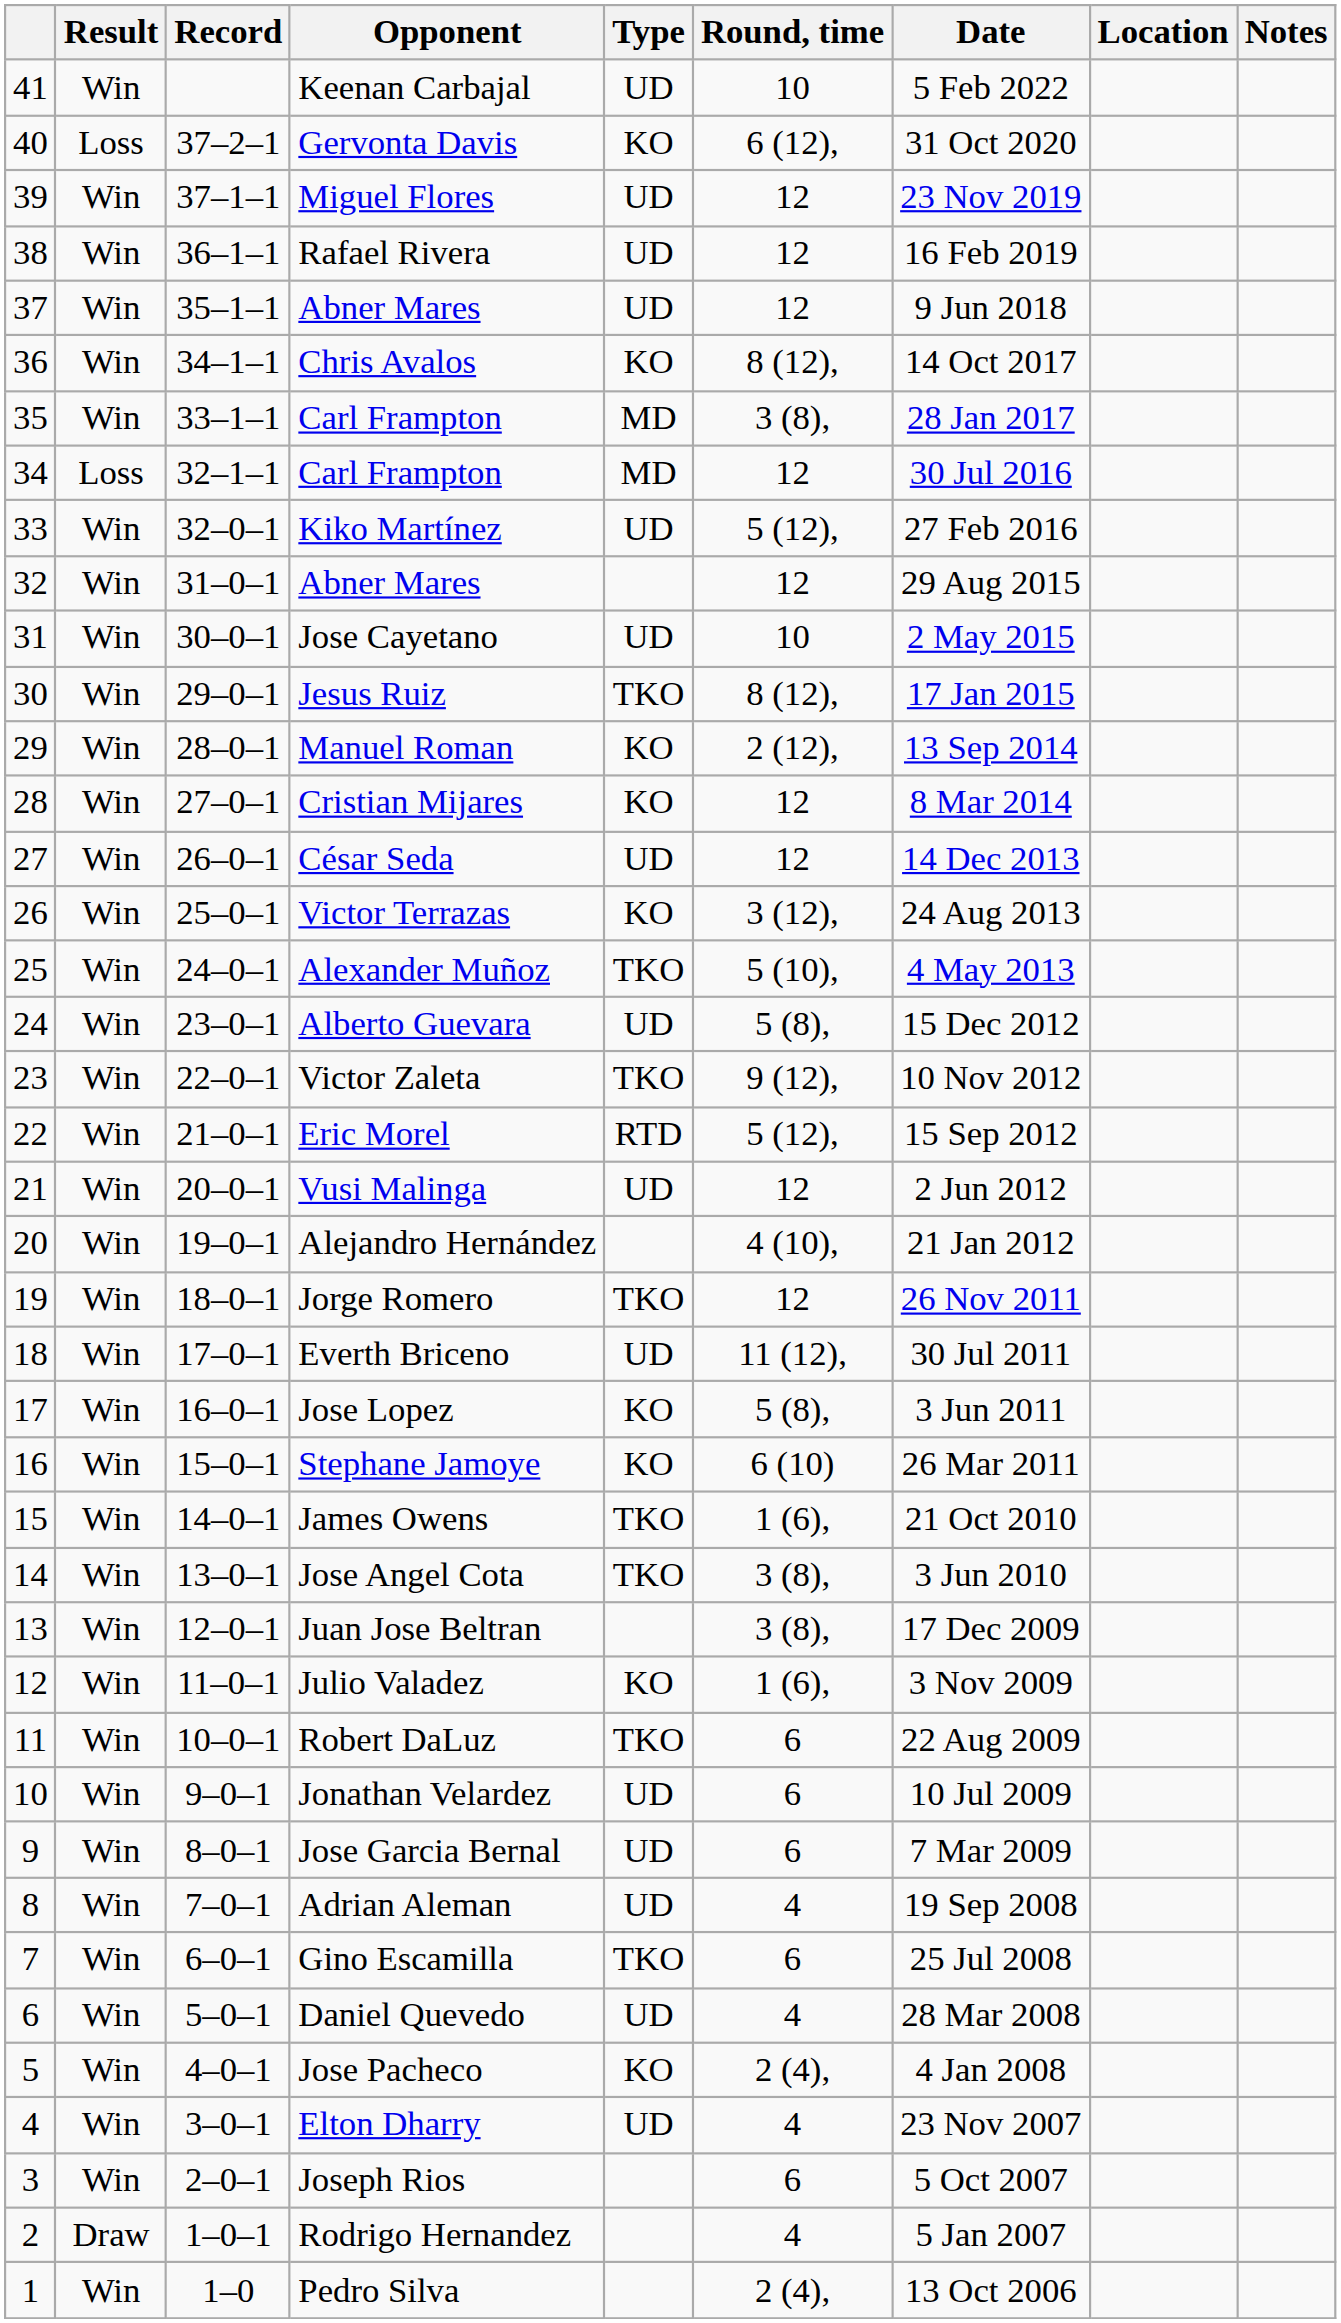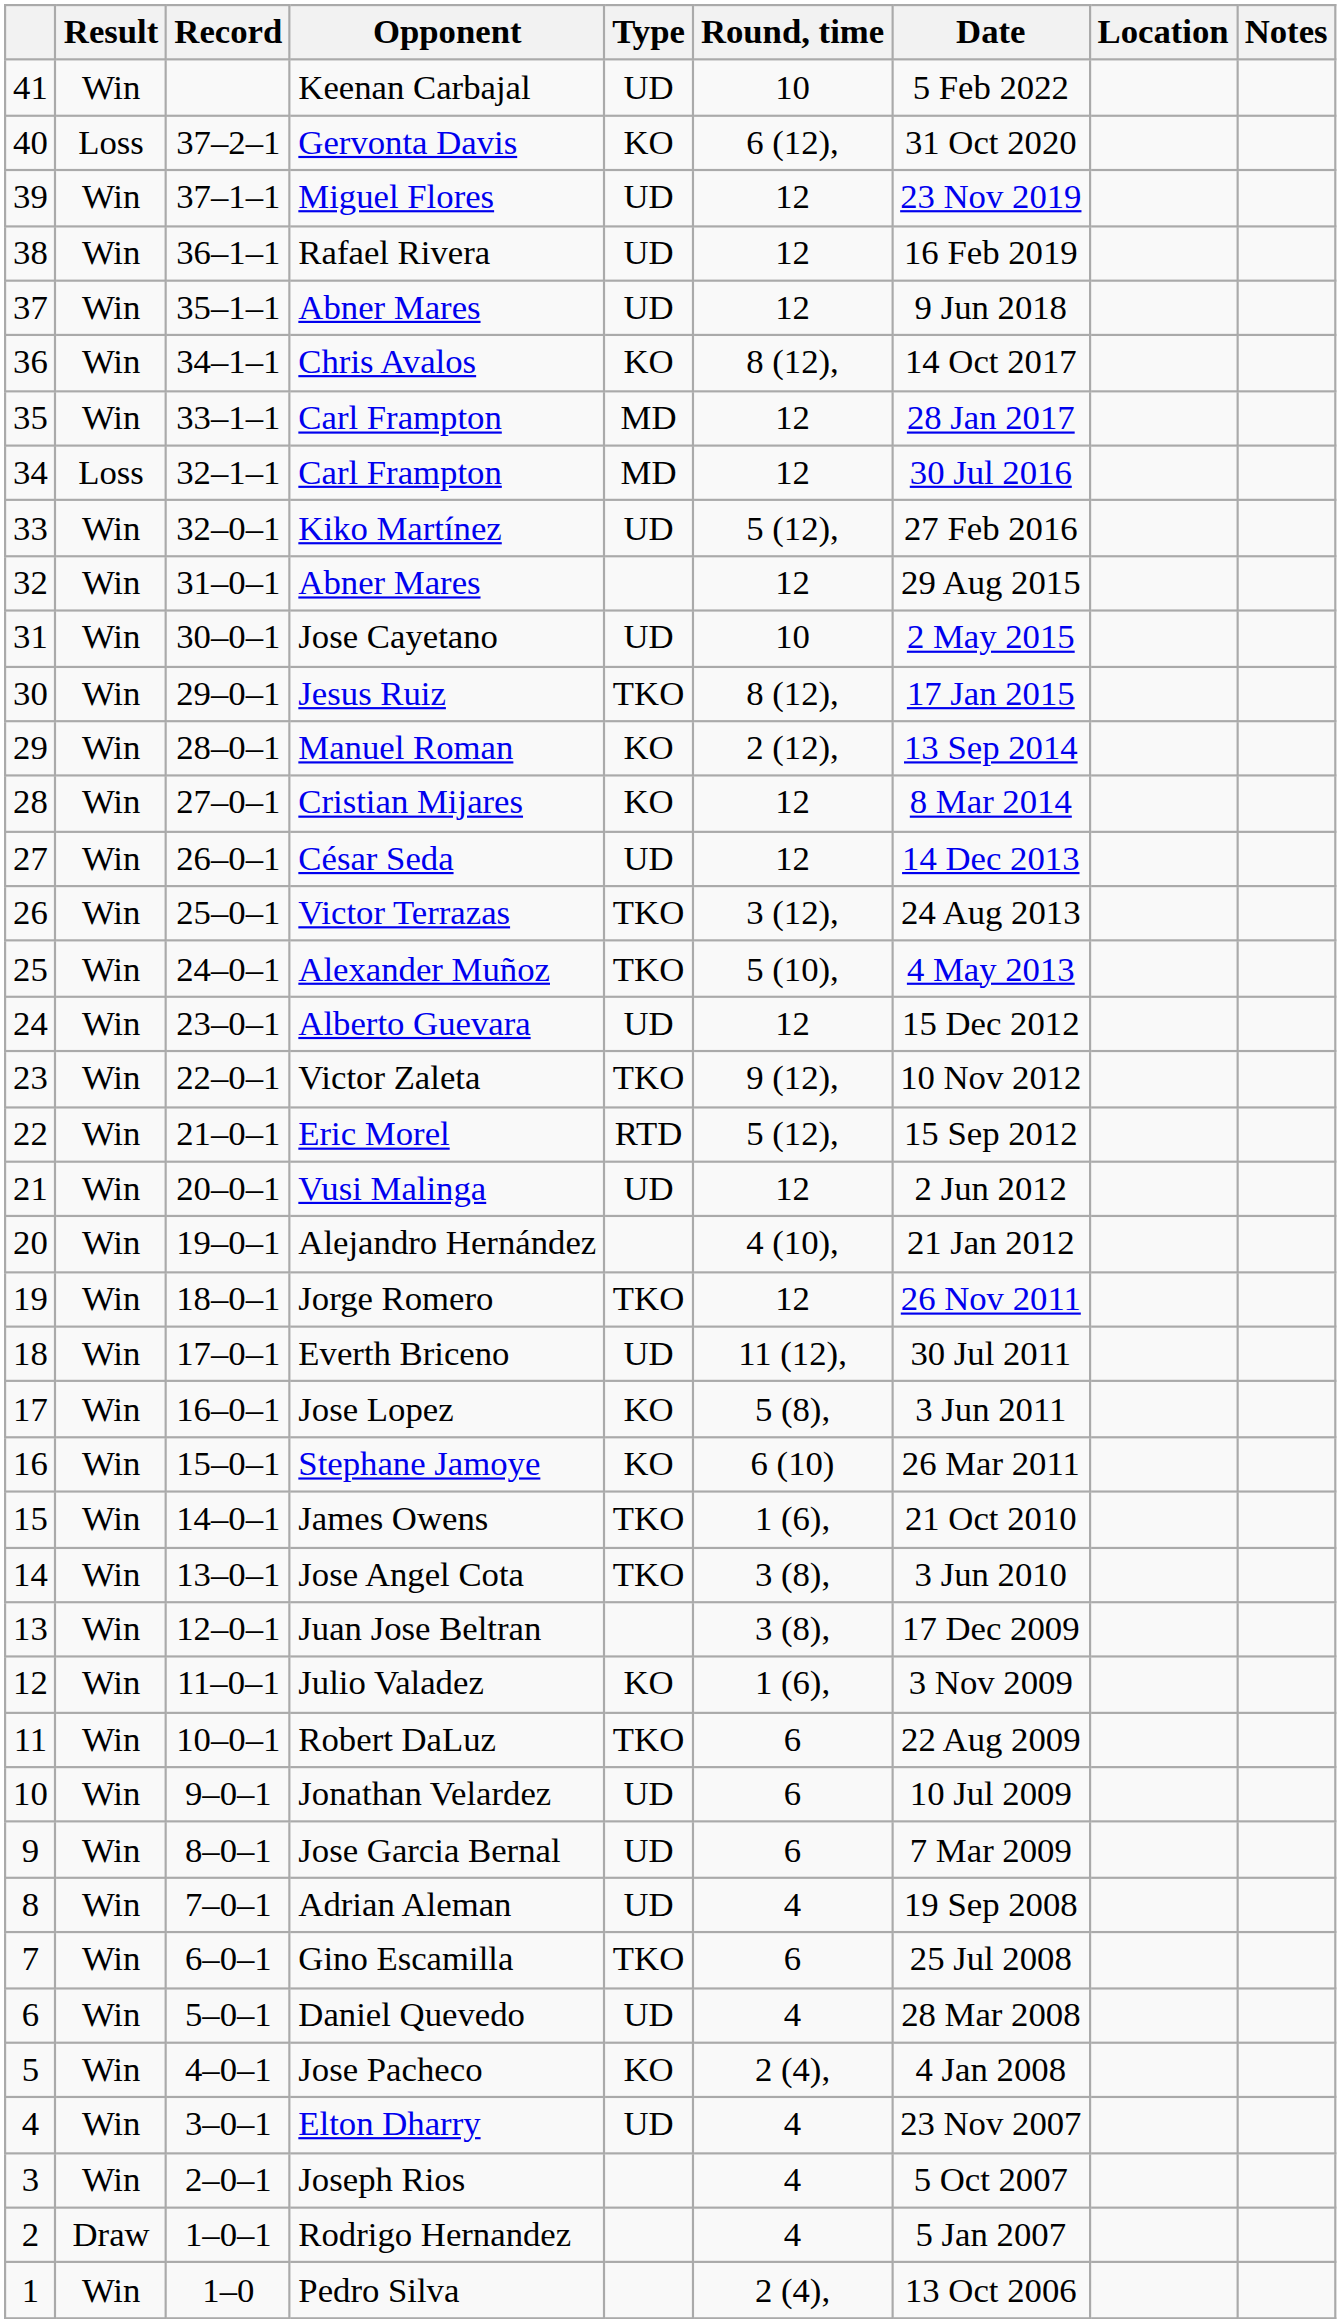(792, 417) 3 (8), -> (792, 417) 12
(649, 913) KO -> (649, 913) TKO
(792, 1023) 5 (8), -> (792, 1023) 12
(792, 2179) 6 -> (792, 2179) 4
